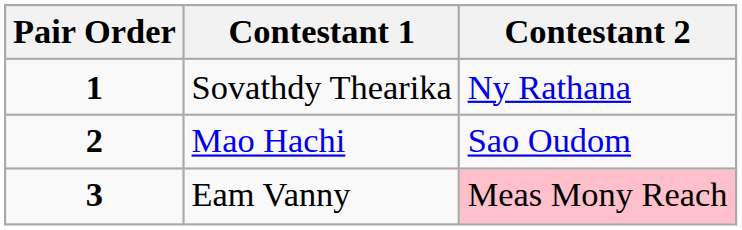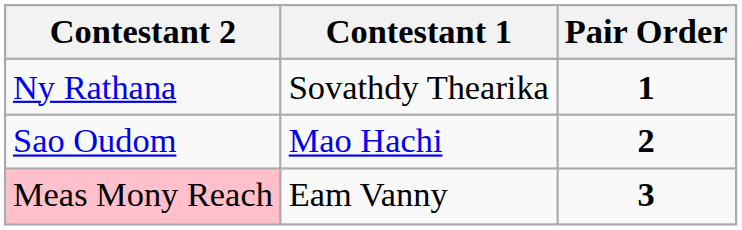columns swapped: (94, 31) <-> (598, 31)
